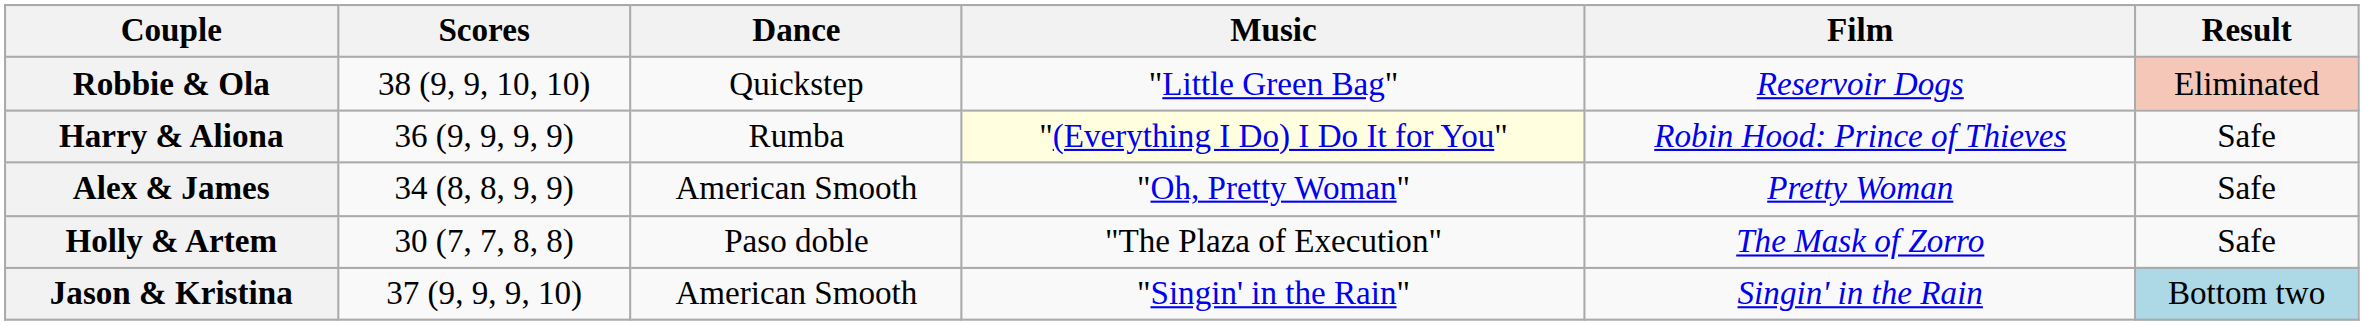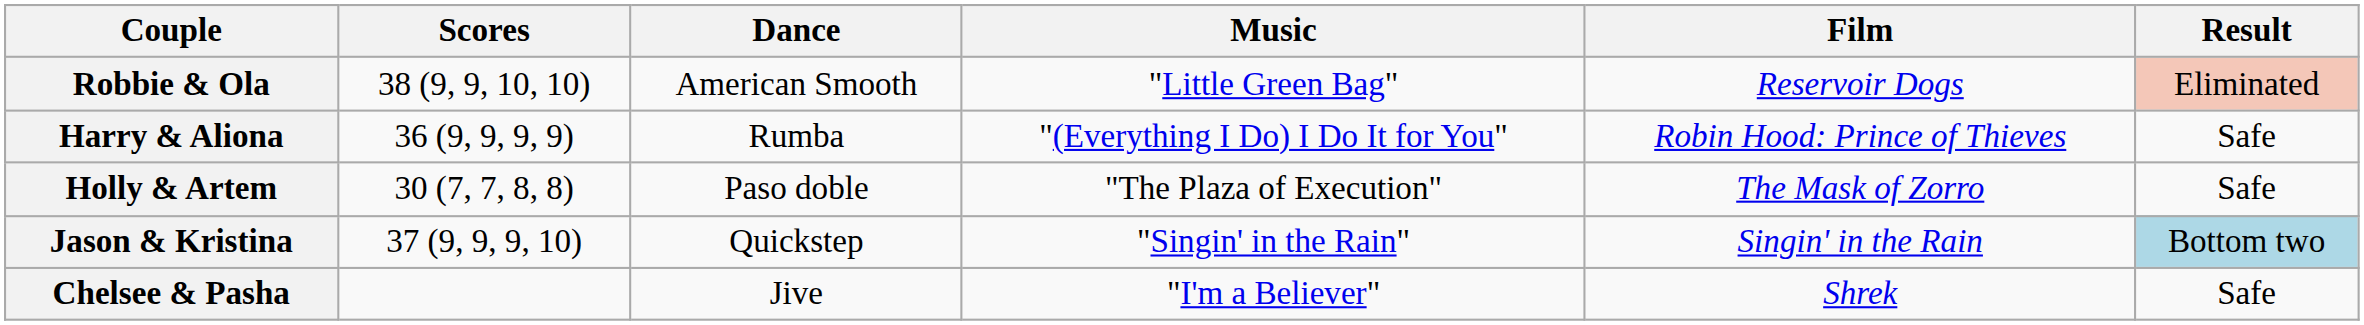(796, 83) Quickstep -> (796, 83) American Smooth
(1274, 135) lightyellow background -> (1274, 135) no background
- row: (171, 188)
(796, 293) American Smooth -> (796, 240) Quickstep
+ row: (171, 293)
